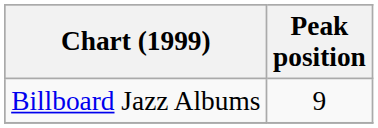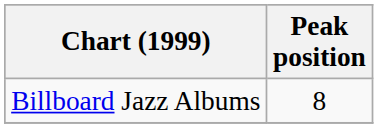(319, 100) 9 -> (319, 100) 8
